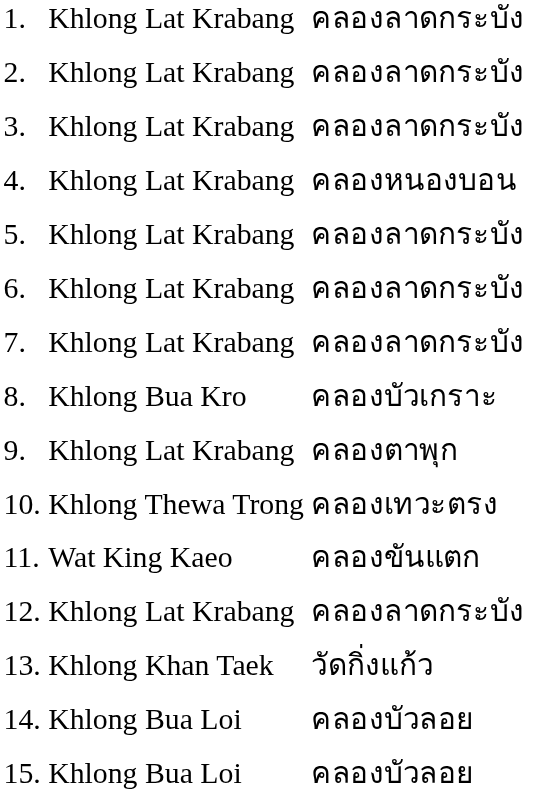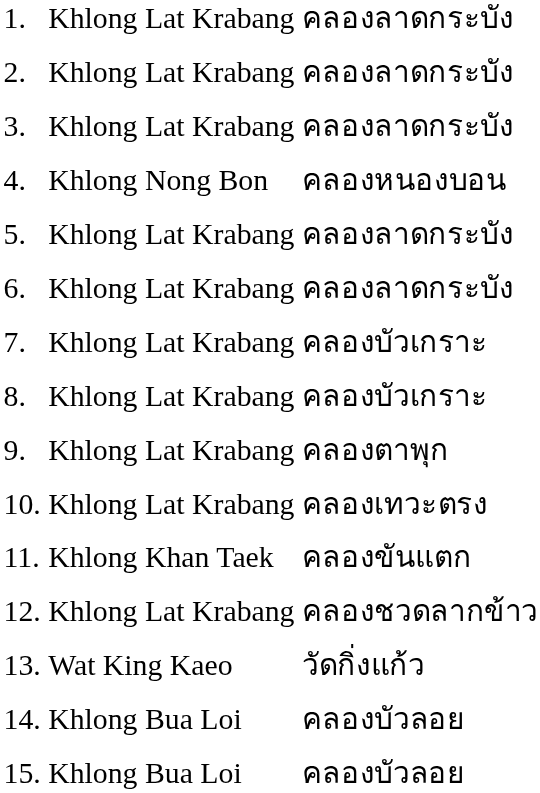(171, 179) Khlong Lat Krabang -> (158, 179) Khlong Nong Bon
(417, 341) คลองลาดกระบัง -> (395, 341) คลองบัวเกราะ
(147, 394) Khlong Bua Kro -> (171, 394) Khlong Lat Krabang
(176, 502) Khlong Thewa Trong -> (171, 502) Khlong Lat Krabang
(140, 556) Wat King Kaeo -> (161, 556) Khlong Khan Taek
(417, 611) คลองลาดกระบัง -> (420, 611) คลองชวดลากข้าว
(161, 664) Khlong Khan Taek -> (140, 664) Wat King Kaeo
